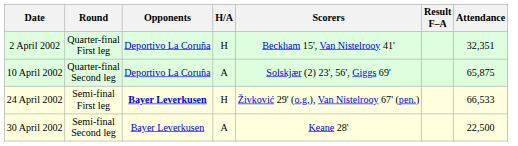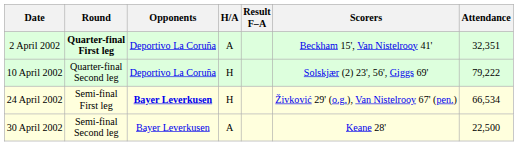columns swapped: (438, 18) <-> (329, 18)
(93, 45) normal -> (96, 45) bold
(224, 45) H -> (230, 45) A
(224, 72) A -> (230, 72) H
(481, 72) 65,875 -> (486, 72) 79,222
(481, 100) 66,533 -> (486, 100) 66,534
